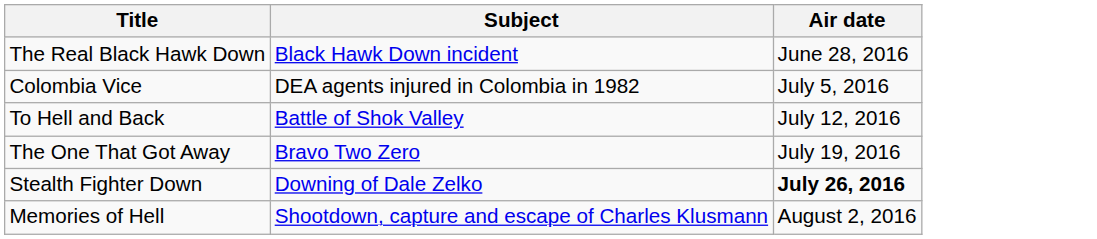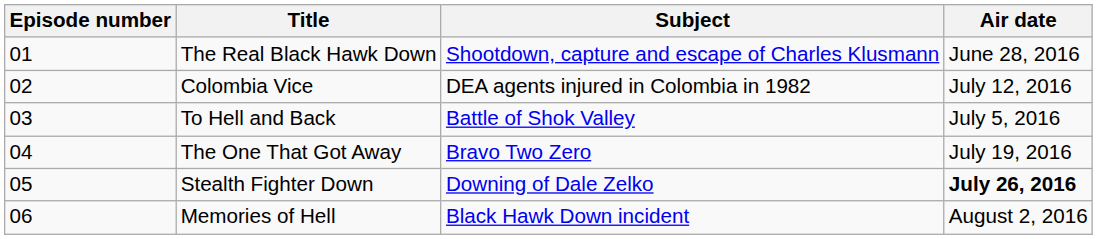+ column: (90, 20)
(396, 53) Black Hawk Down incident -> (693, 53) Shootdown, capture and escape of Charles Klusmann
(833, 86) July 5, 2016 -> (1010, 86) July 12, 2016
(839, 119) July 12, 2016 -> (1004, 119) July 5, 2016
(521, 217) Shootdown, capture and escape of Charles Klusmann -> (568, 217) Black Hawk Down incident
